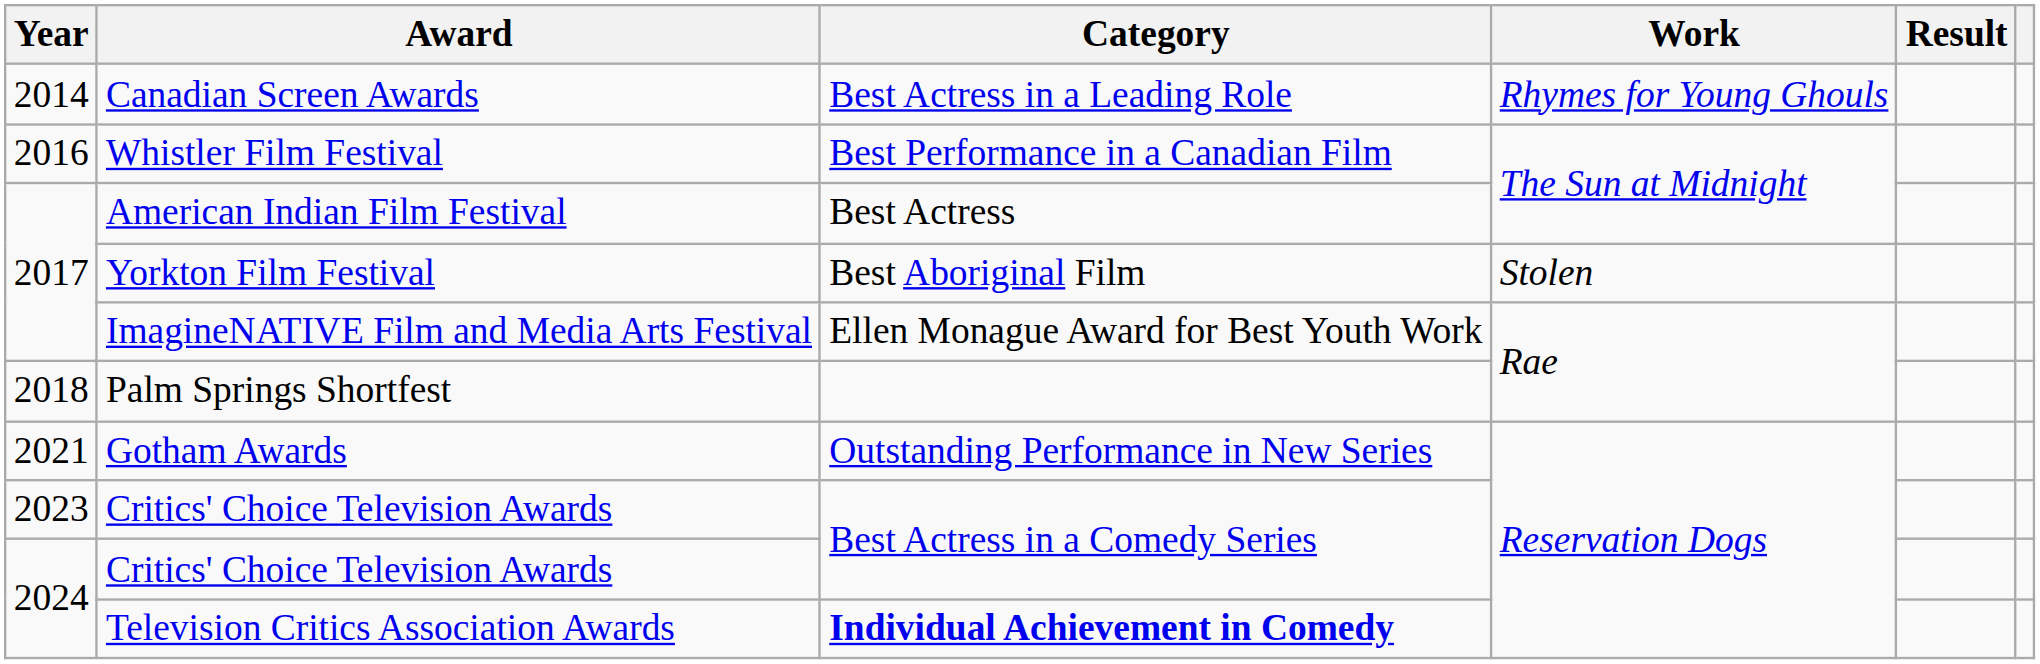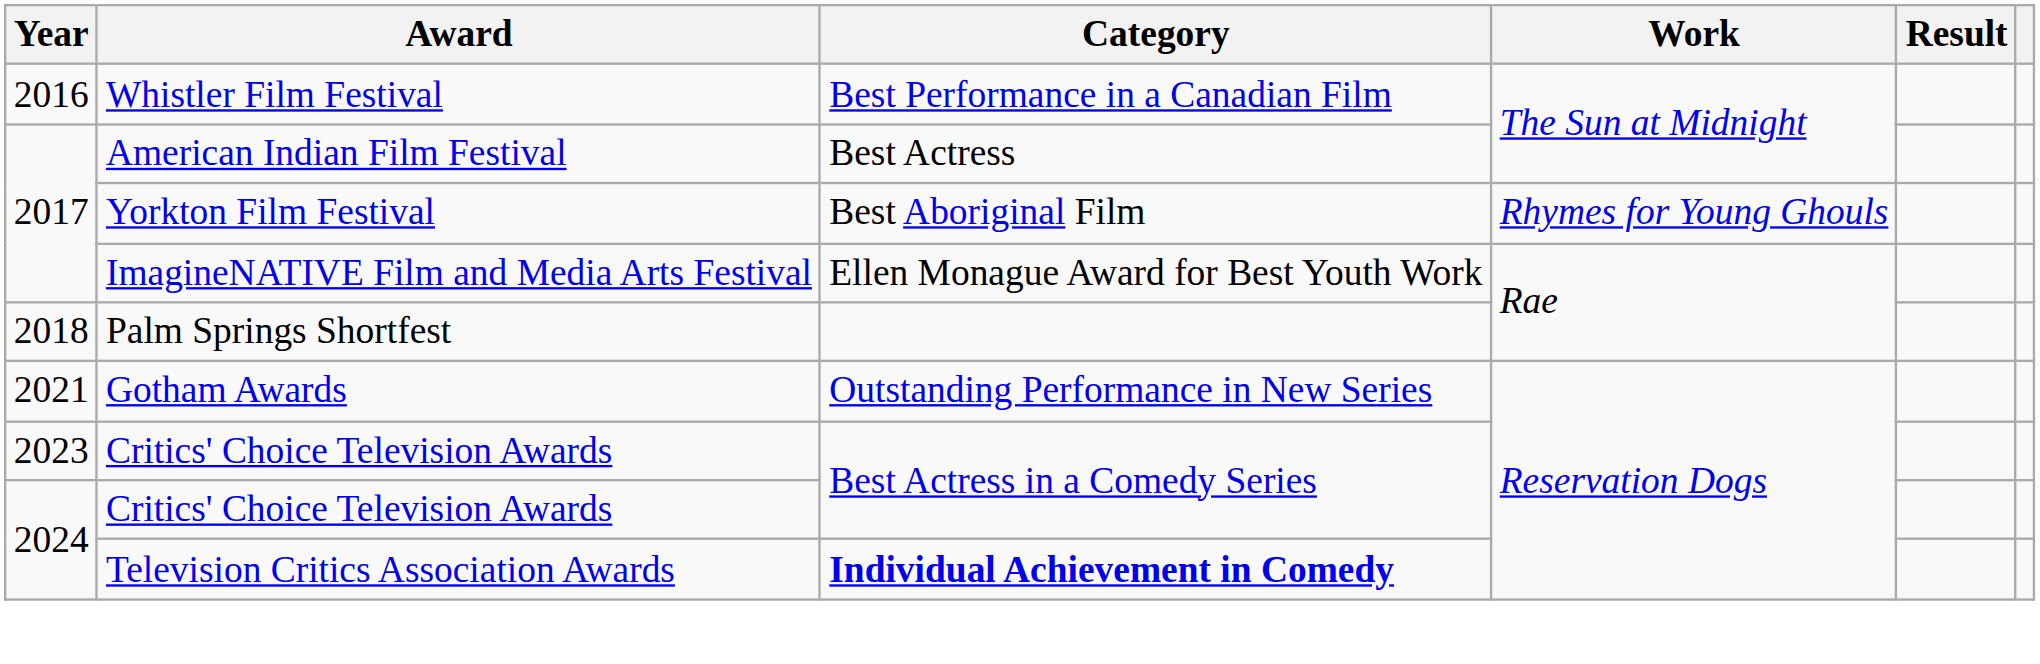- row: (51, 93)
(1547, 271) Stolen -> (1694, 212) Rhymes for Young Ghouls
